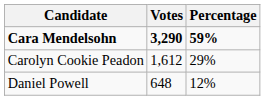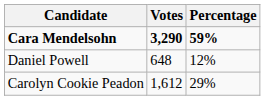rows swapped: (76, 60) <-> (48, 83)
